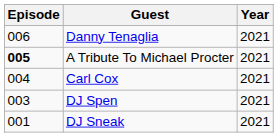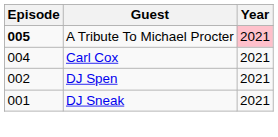- row: (112, 36)
(255, 57) no background -> (255, 36) pink background
(19, 100) 003 -> (19, 79) 002
